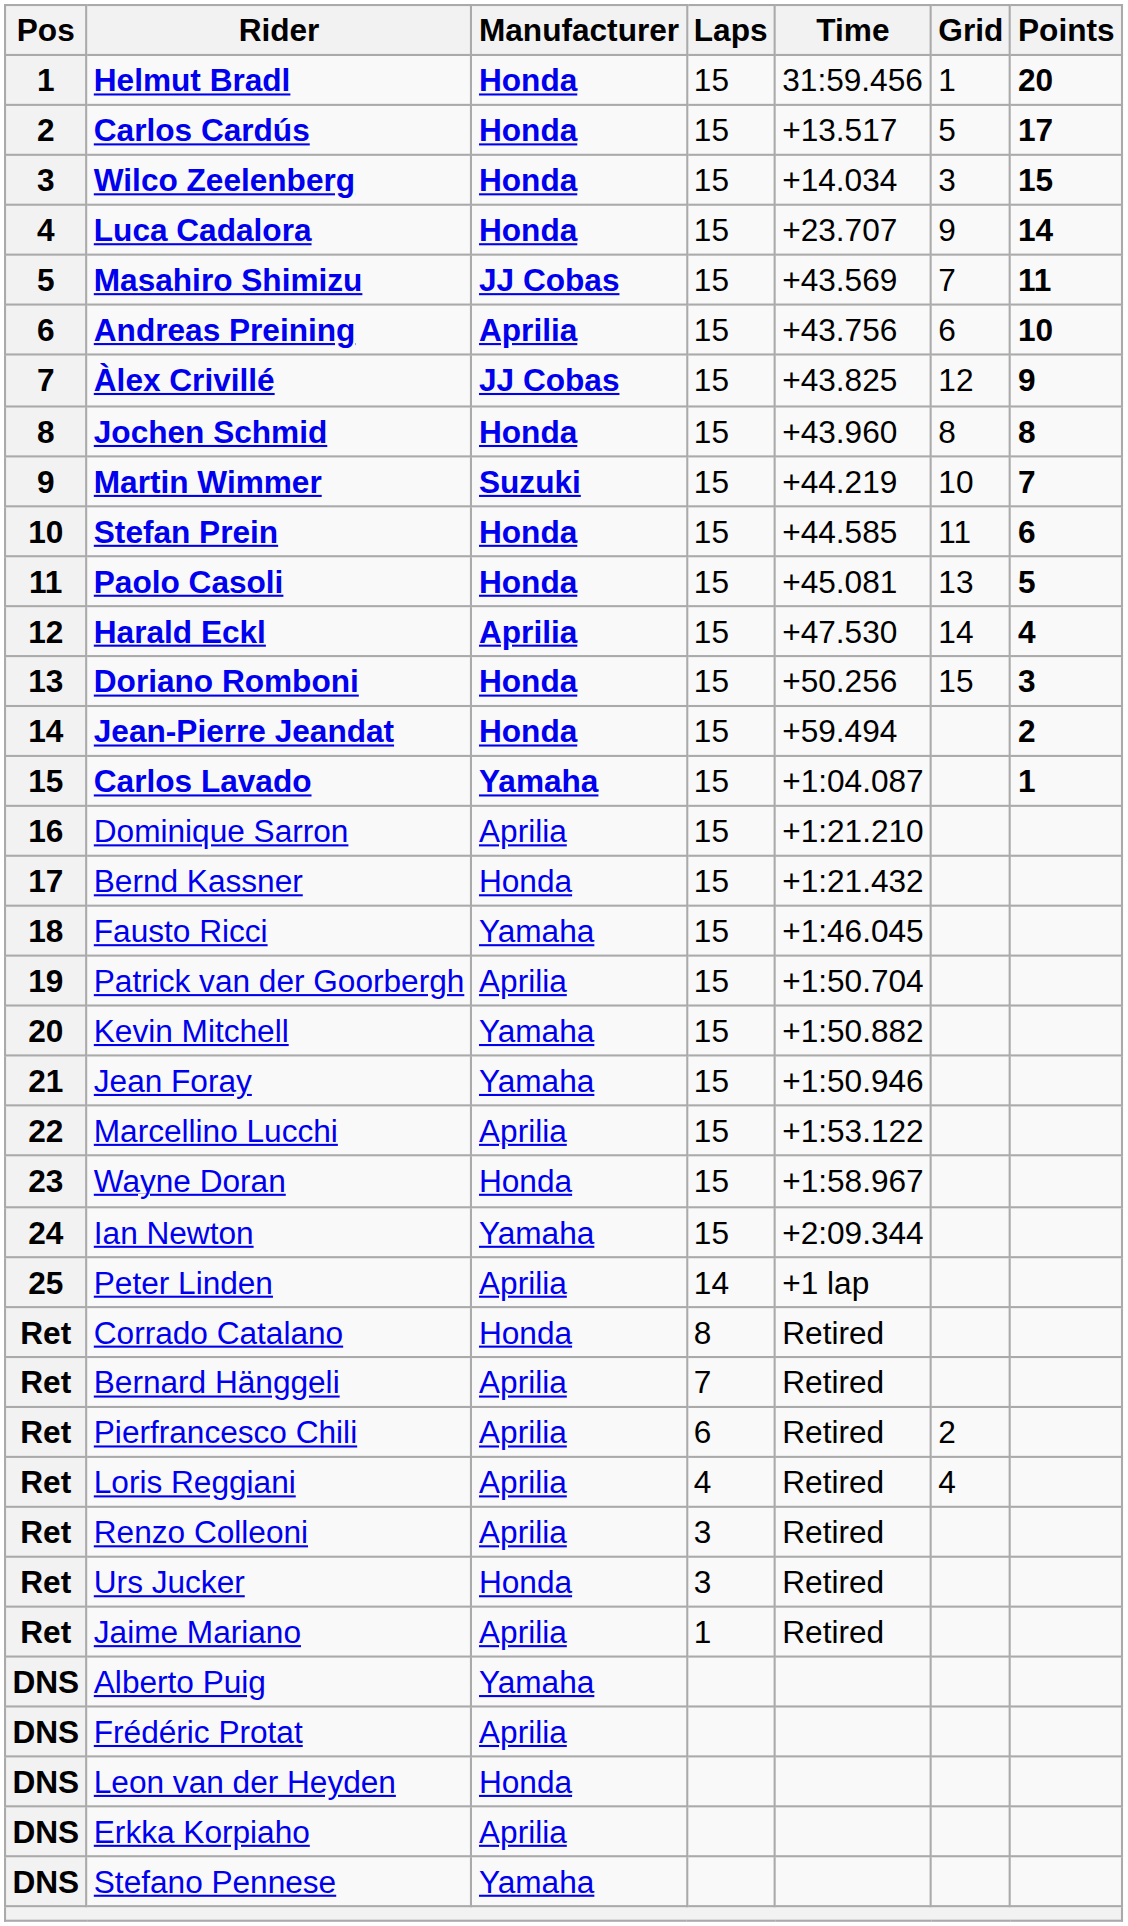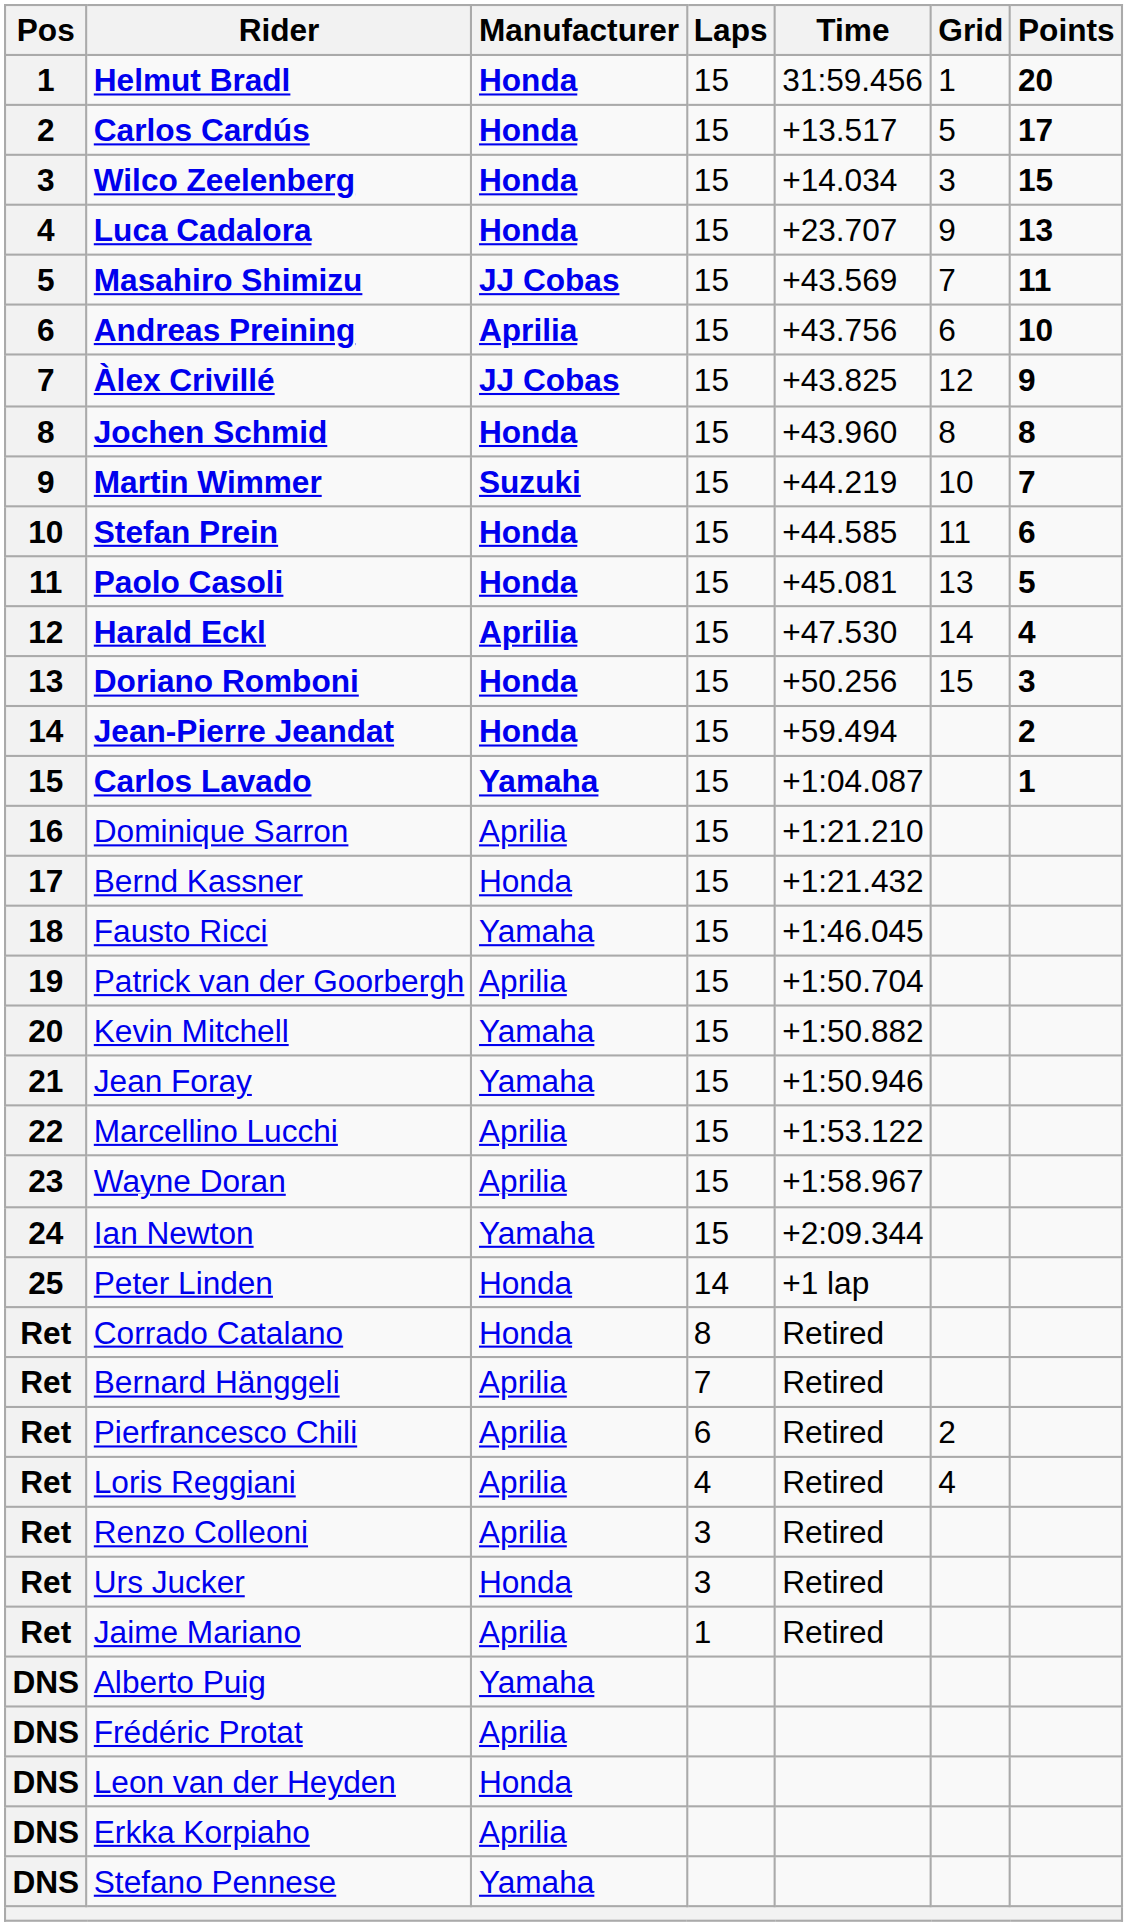(1036, 230) 14 -> (1036, 230) 13
(526, 1181) Honda -> (523, 1181) Aprilia
(523, 1282) Aprilia -> (526, 1282) Honda
